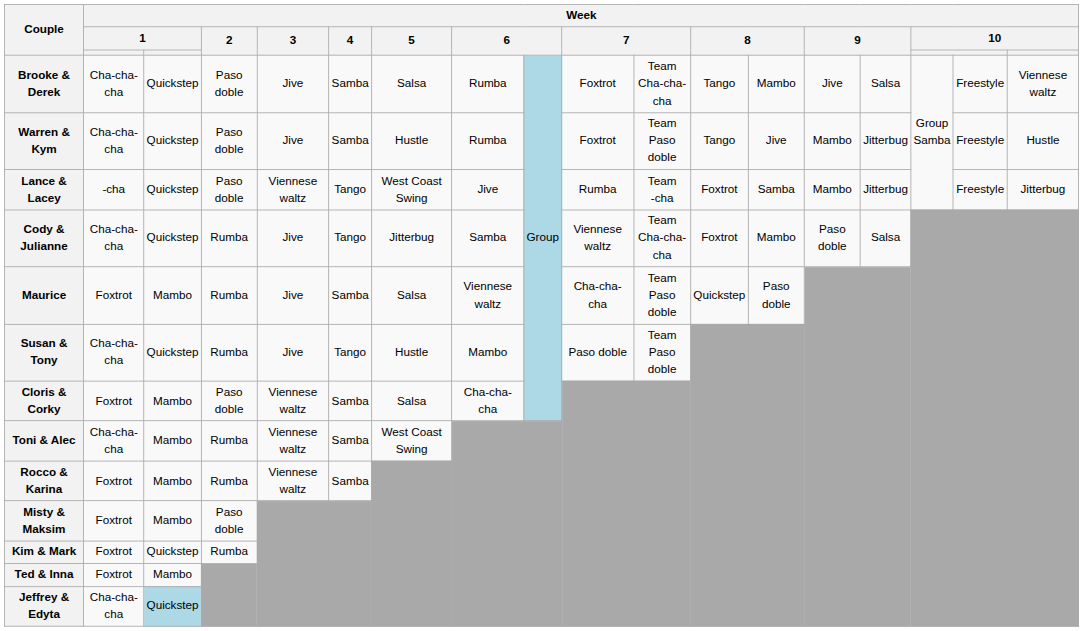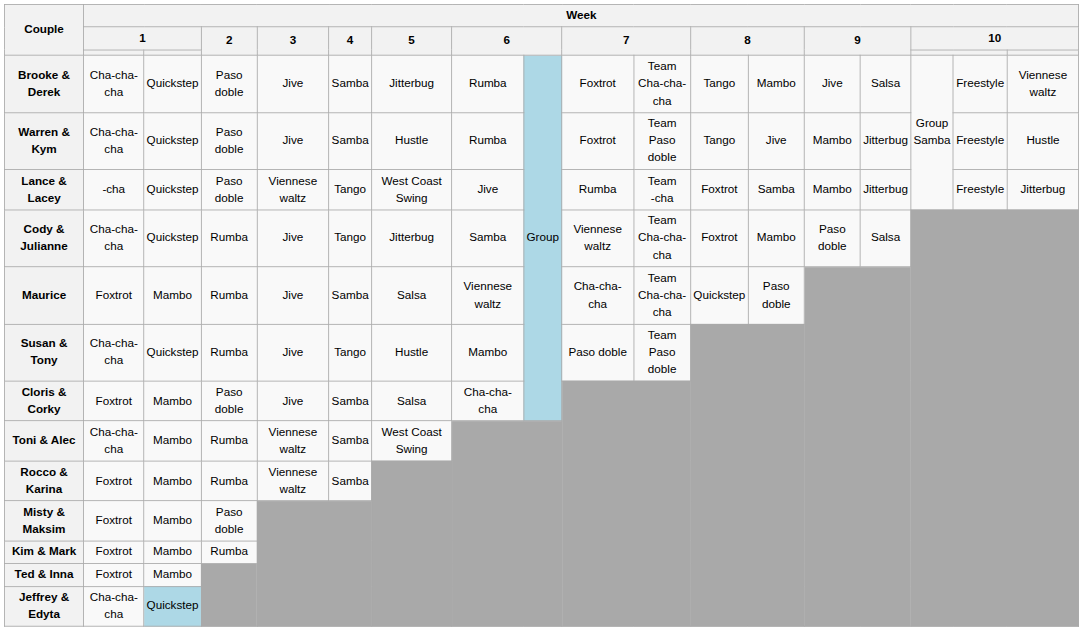(412, 83) Salsa -> (412, 83) Jitterbug
(662, 295) Team Paso doble -> (662, 295) Team Cha-cha-cha
(293, 400) Viennese waltz -> (293, 400) Jive
(173, 551) Quickstep -> (173, 551) Mambo
